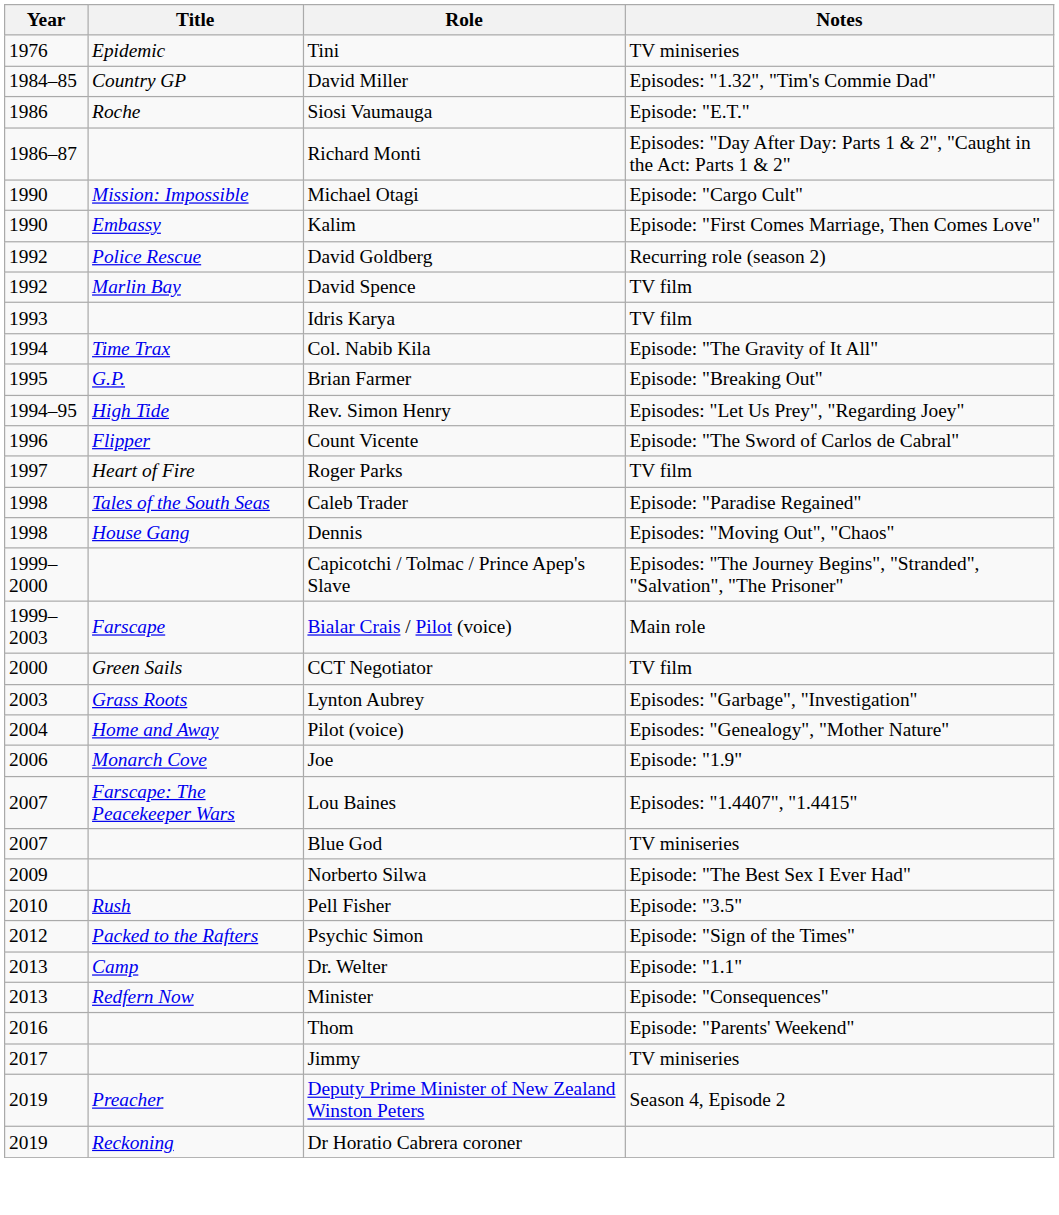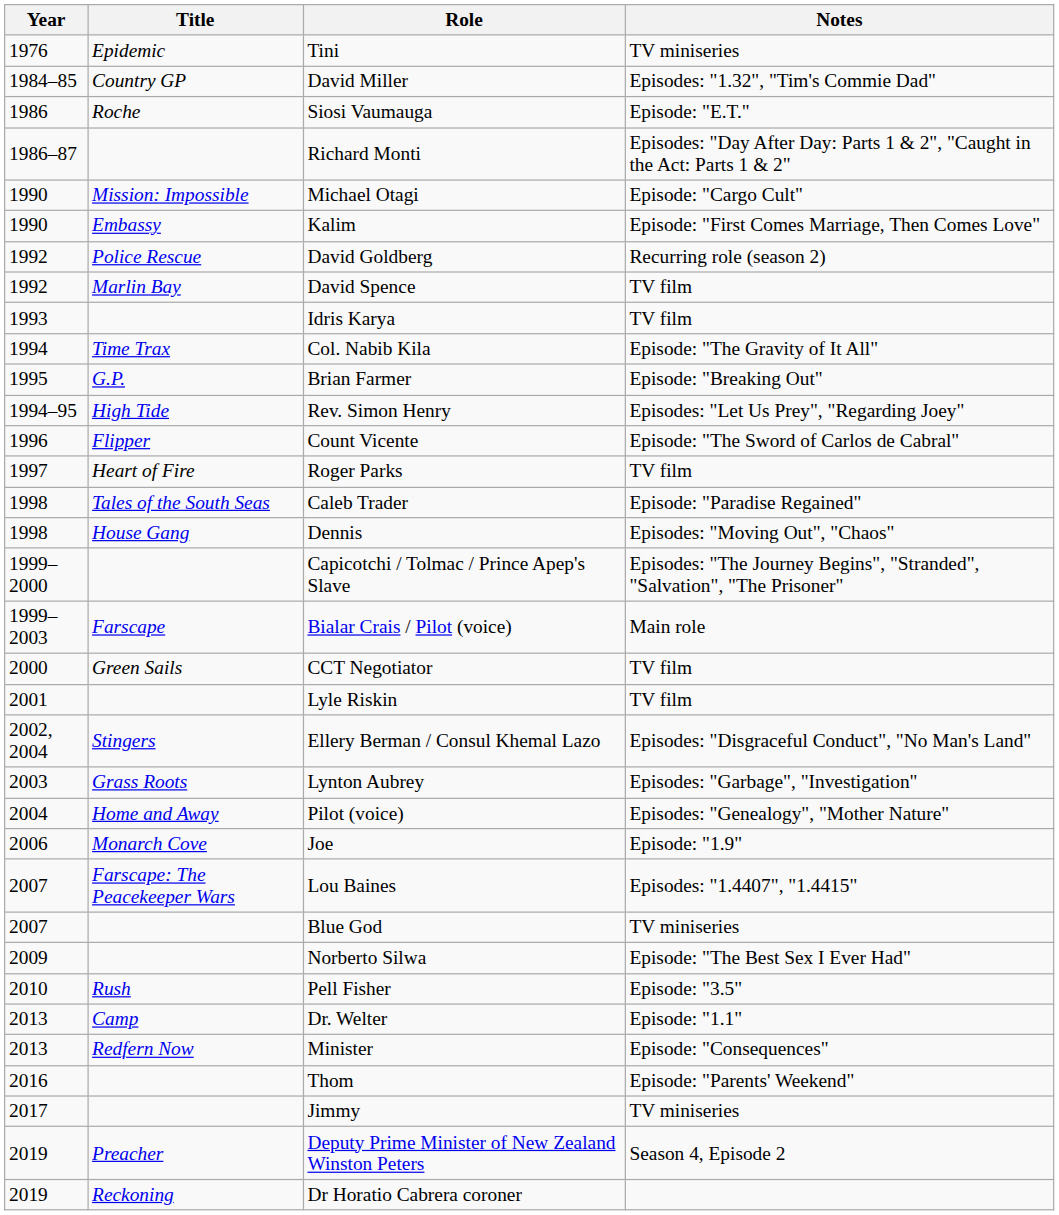+ row: (352, 699)
+ row: (454, 740)
- row: (365, 935)
